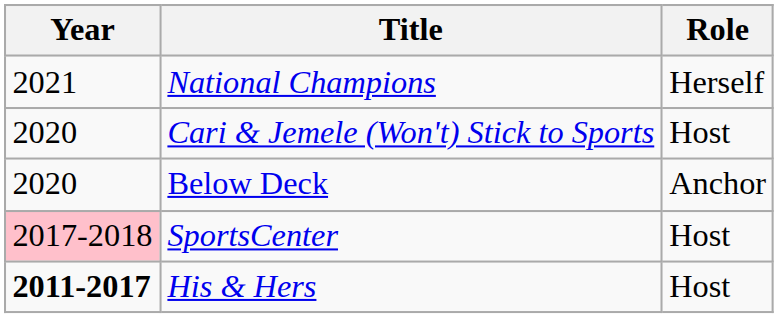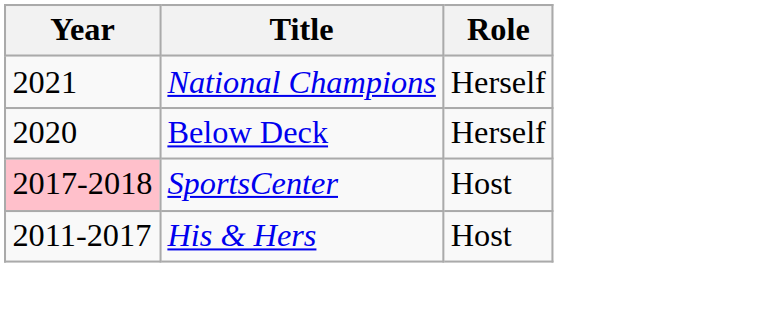- row: (411, 132)
(718, 183) Anchor -> (498, 132) Herself
(82, 286) bold -> (82, 235) normal
